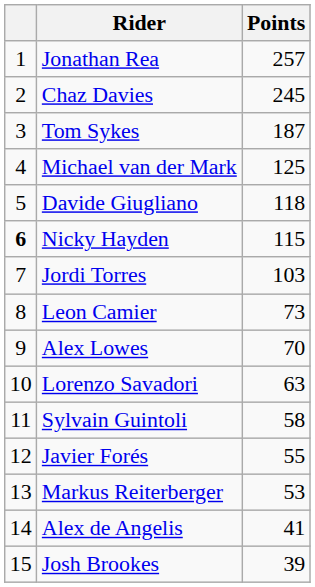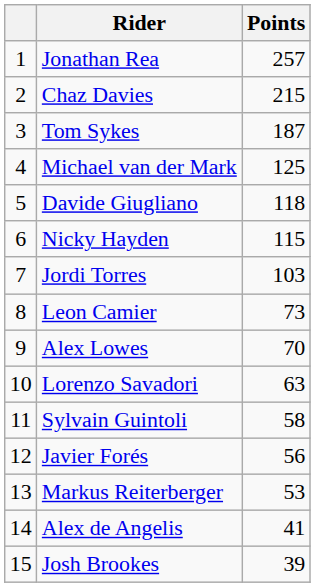(289, 94) 245 -> (289, 94) 215
(21, 239) bold -> (21, 239) normal
(294, 455) 55 -> (294, 455) 56
